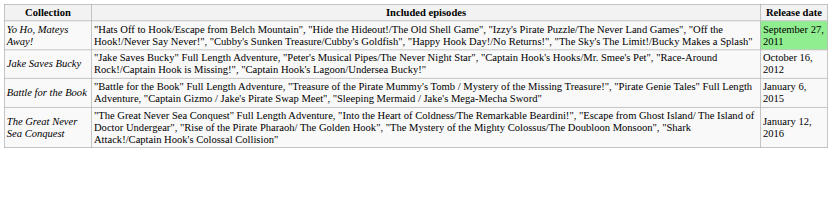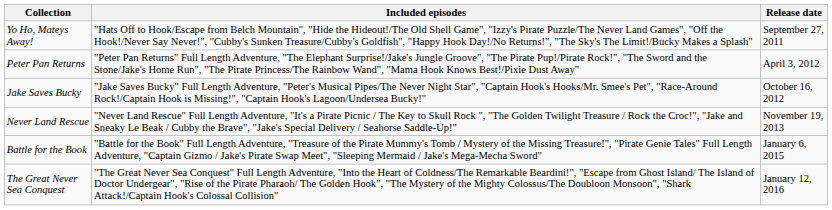(793, 35) lightgreen background -> (793, 35) no background
+ row: (46, 64)
+ row: (48, 121)
